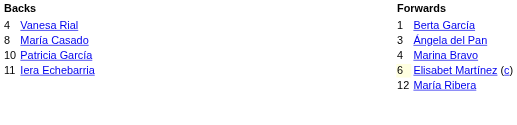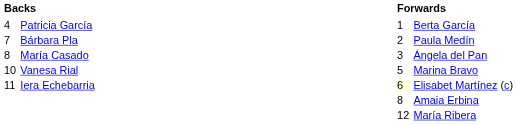(49, 25) Vanesa Rial -> (56, 25) Patricia García
+ row: (444, 40)
(56, 55) Patricia García -> (49, 70) Vanesa Rial
(400, 55) 4 -> (400, 70) 5
+ row: (446, 100)
